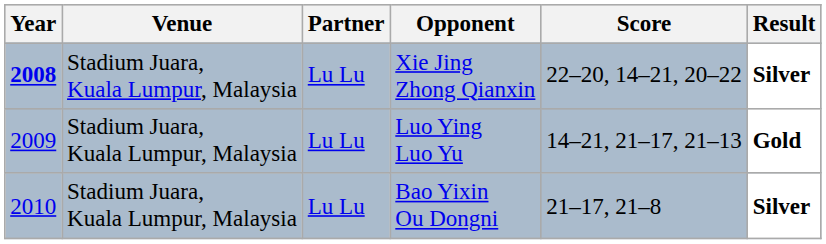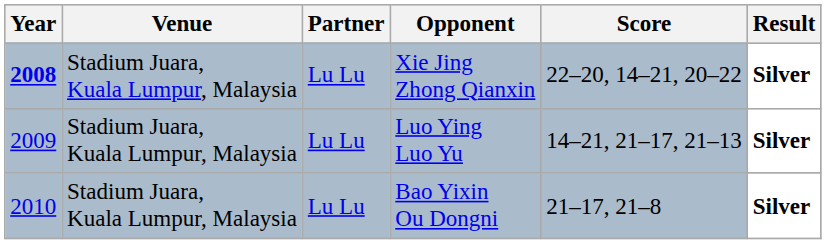(777, 140) Gold -> (781, 140) Silver
